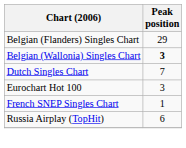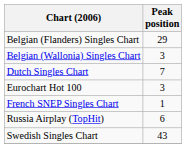(162, 55) bold -> (162, 55) normal
+ row: (52, 135)
